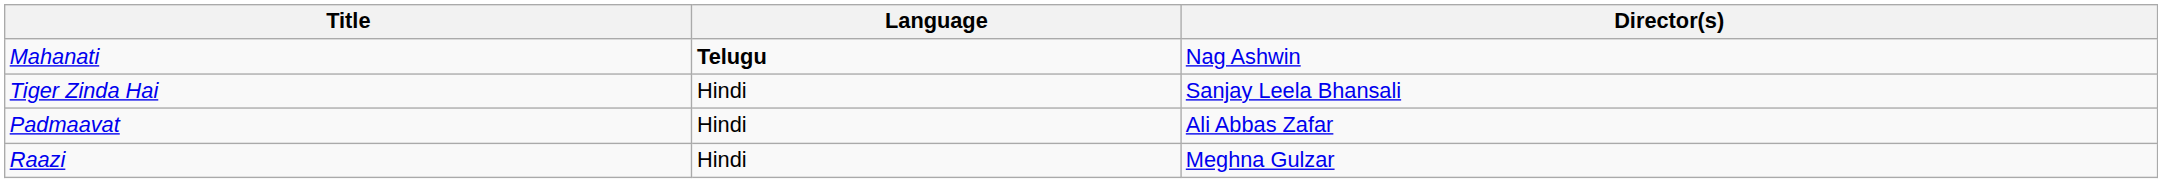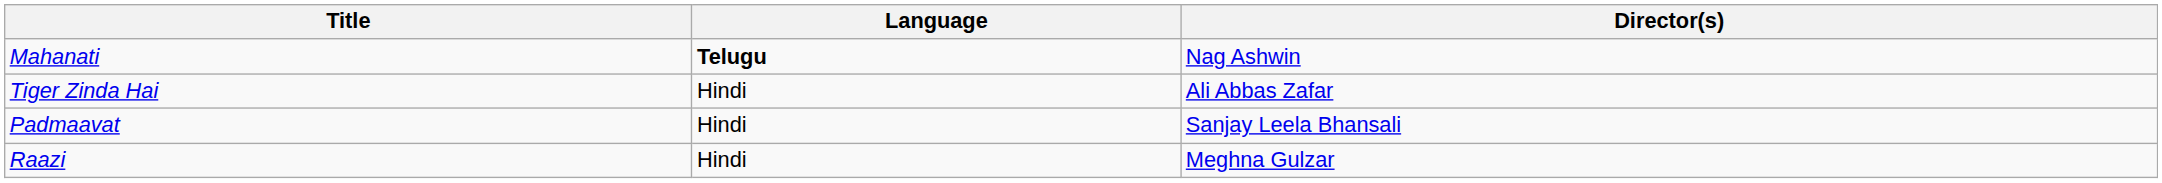(1293, 90) Sanjay Leela Bhansali -> (1260, 90) Ali Abbas Zafar
(1260, 125) Ali Abbas Zafar -> (1293, 125) Sanjay Leela Bhansali
